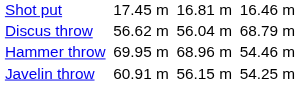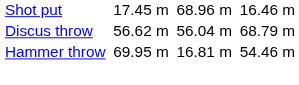(204, 10) 16.81 m -> (204, 10) 68.96 m
(204, 52) 68.96 m -> (204, 52) 16.81 m
- row: (50, 73)
